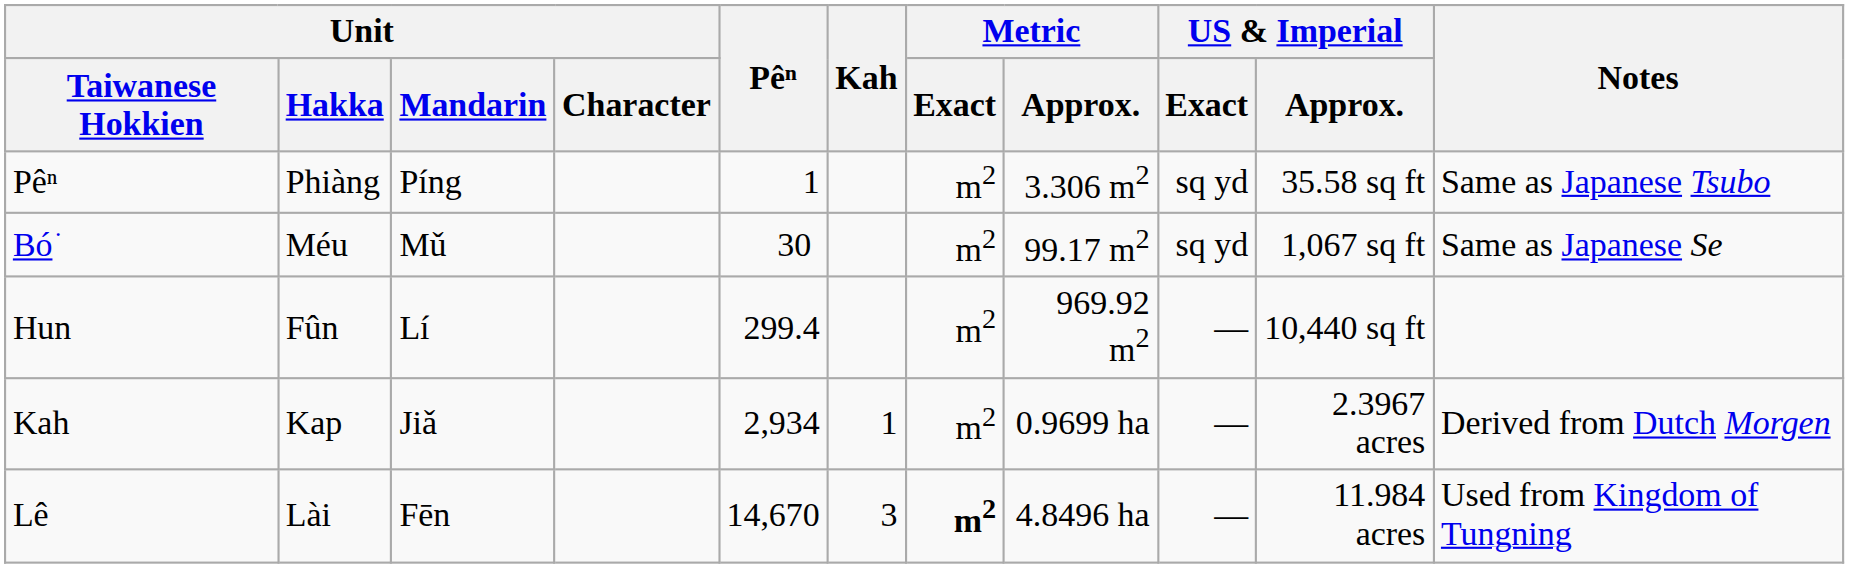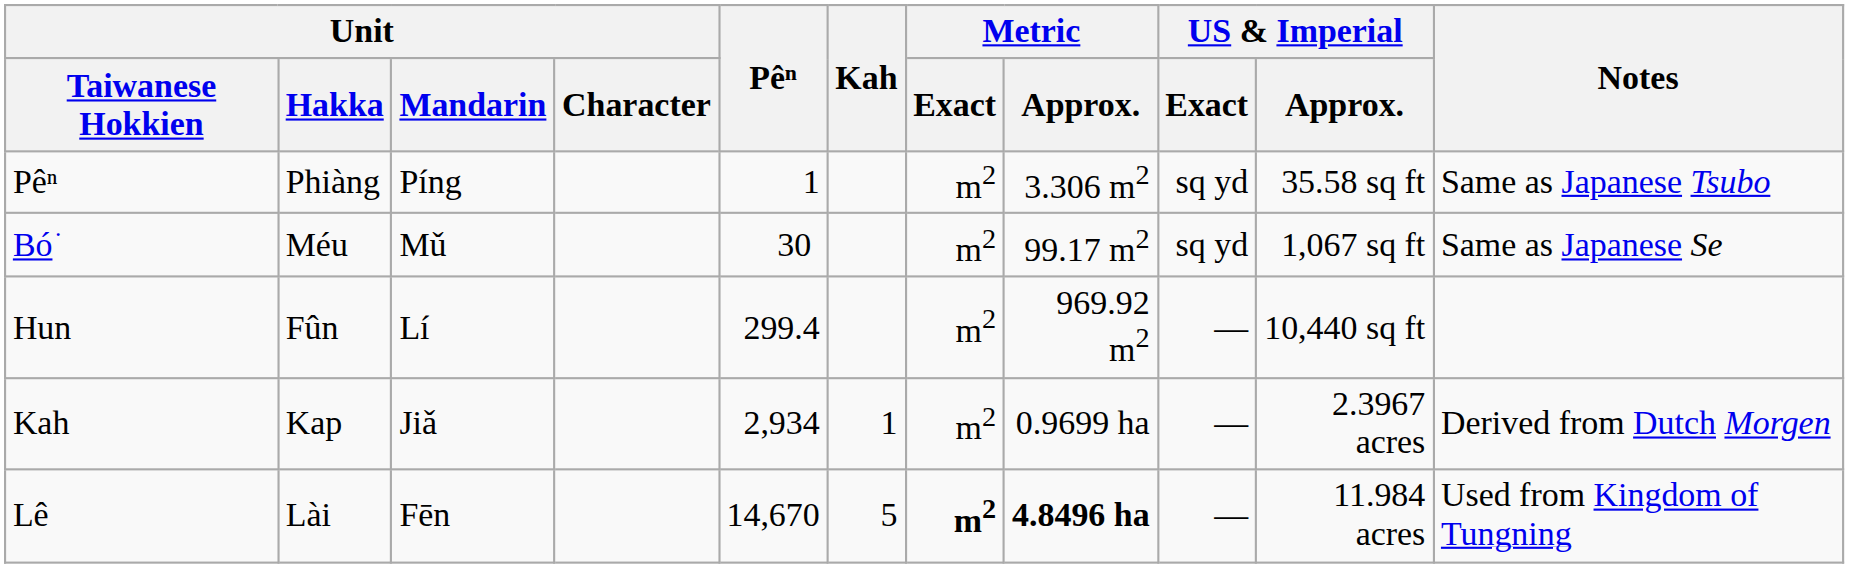(889, 515) 3 -> (889, 515) 5
(1083, 515) normal -> (1081, 515) bold
